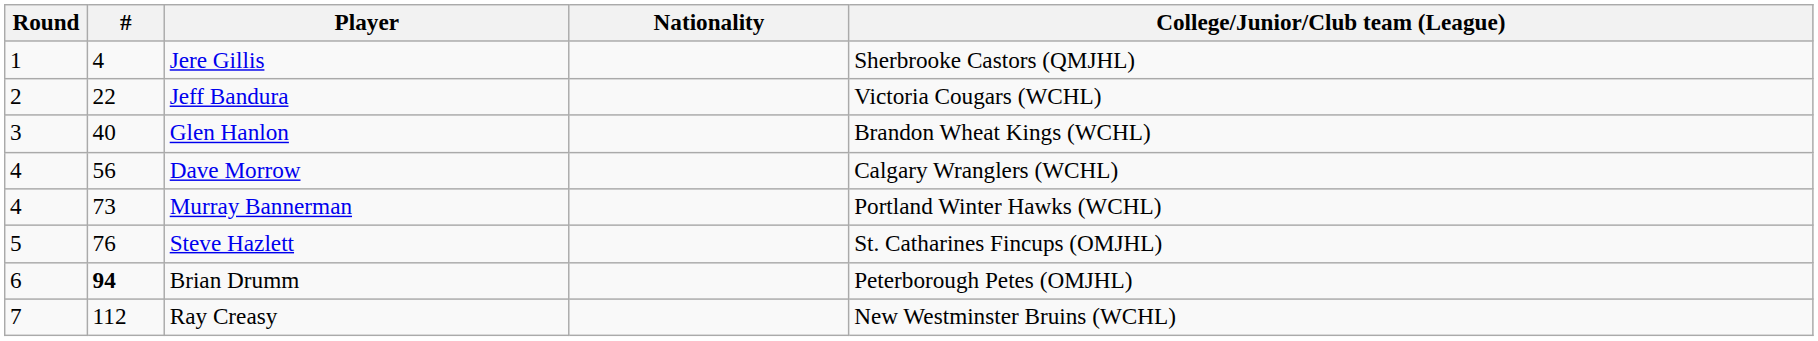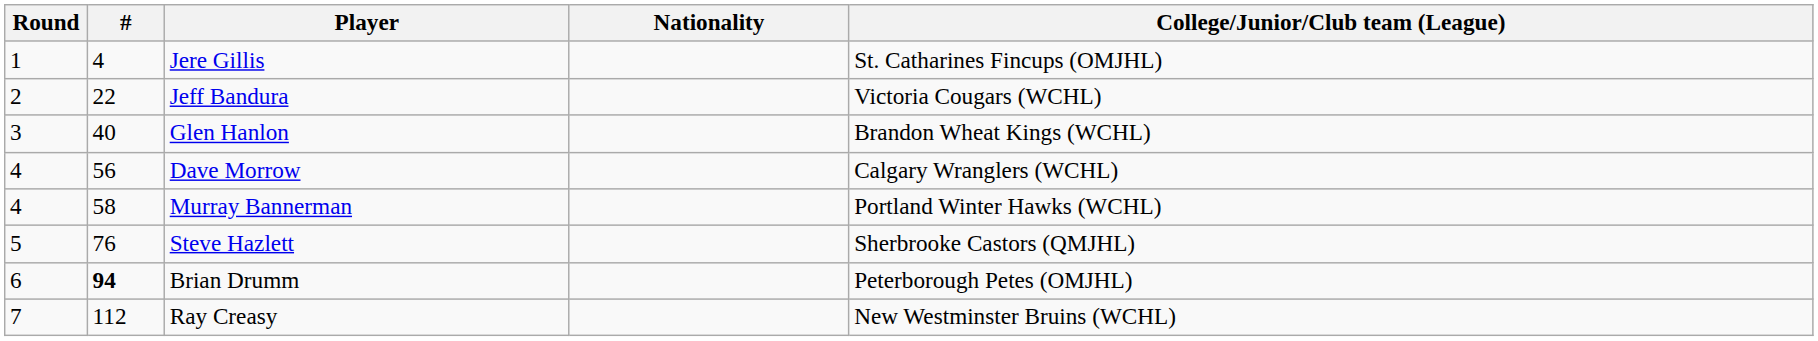(995, 59) Sherbrooke Castors (QMJHL) -> (1008, 59) St. Catharines Fincups (OMJHL)
(104, 206) 73 -> (104, 206) 58
(1008, 243) St. Catharines Fincups (OMJHL) -> (995, 243) Sherbrooke Castors (QMJHL)
